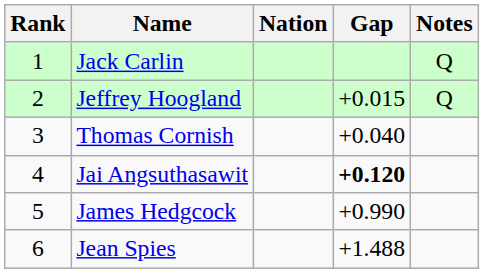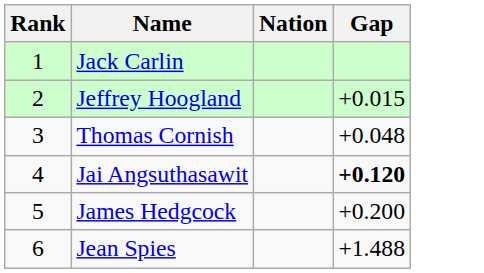- column: (444, 23)
(372, 135) +0.040 -> (372, 135) +0.048
(372, 211) +0.990 -> (372, 211) +0.200
